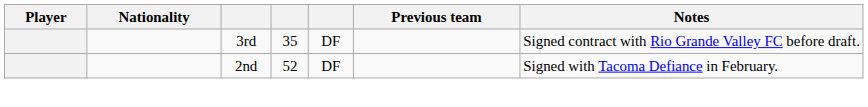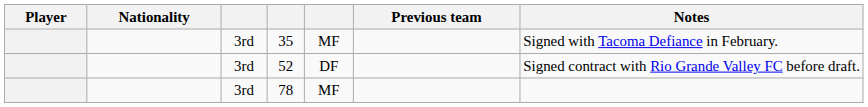(331, 41) DF -> (329, 41) MF
(692, 41) Signed contract with Rio Grande Valley FC before draft. -> (651, 41) Signed with Tacoma Defiance in February.
(246, 66) 2nd -> (244, 66) 3rd
(651, 66) Signed with Tacoma Defiance in February. -> (692, 66) Signed contract with Rio Grande Valley FC before draft.
+ row: (286, 90)
